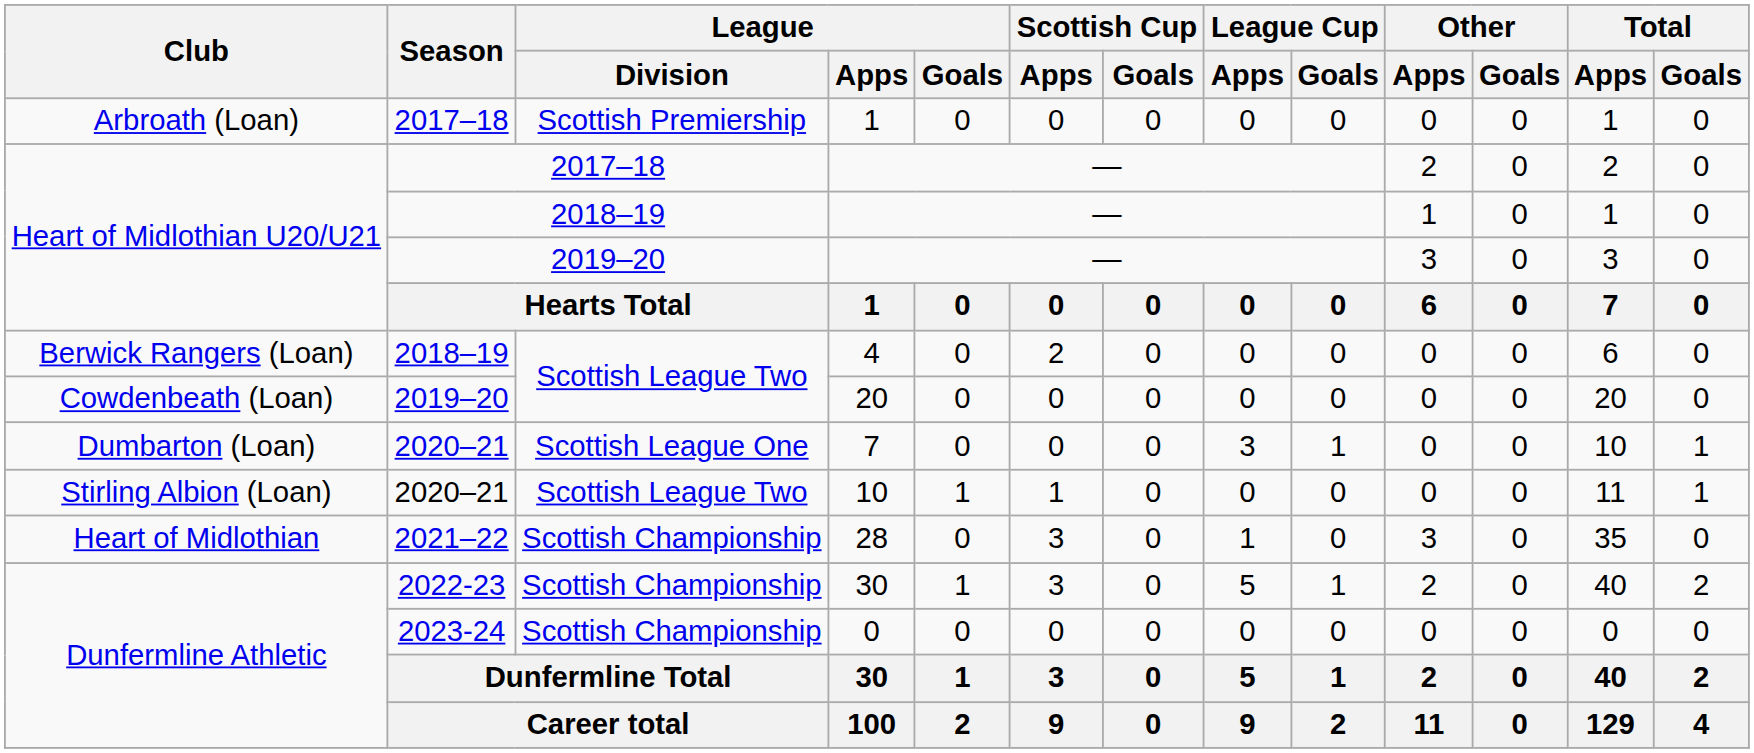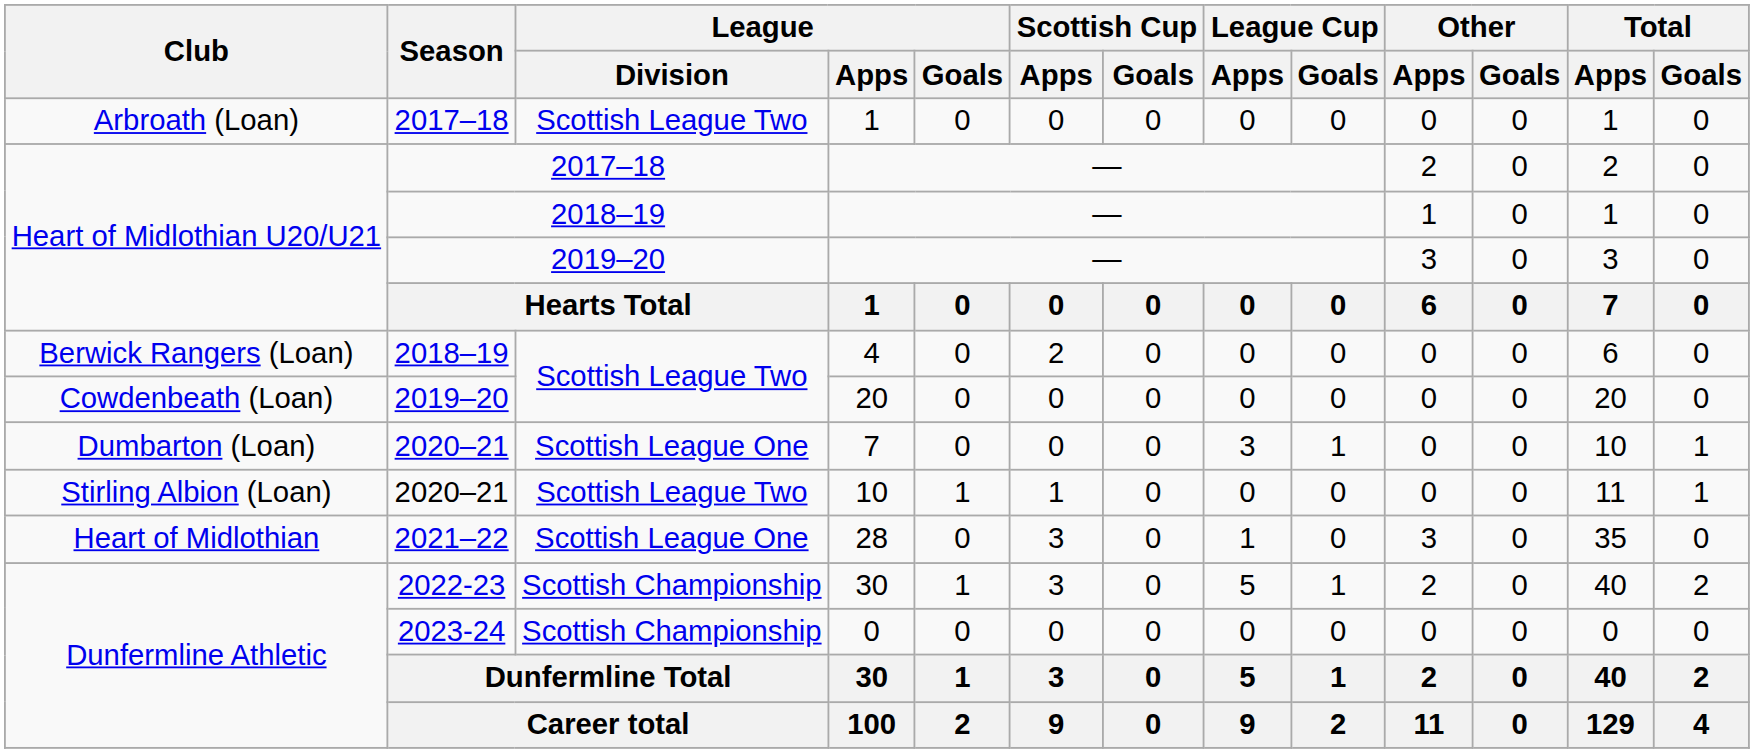(672, 120) Scottish Premiership -> (672, 120) Scottish League Two
(672, 538) Scottish Championship -> (672, 538) Scottish League One
